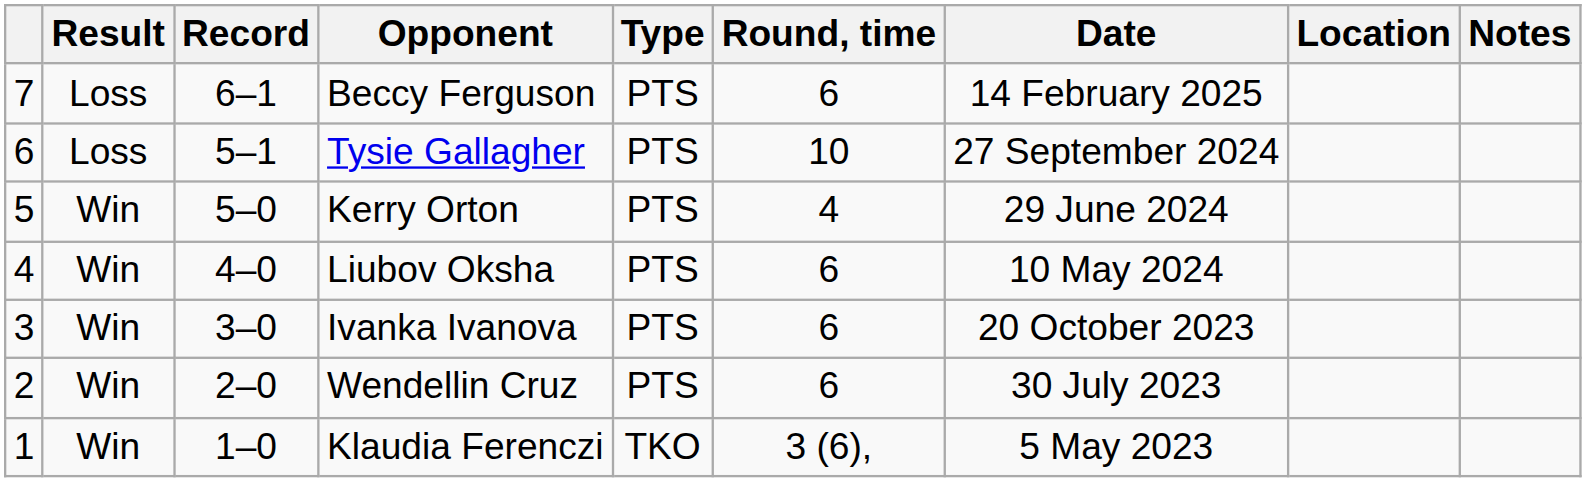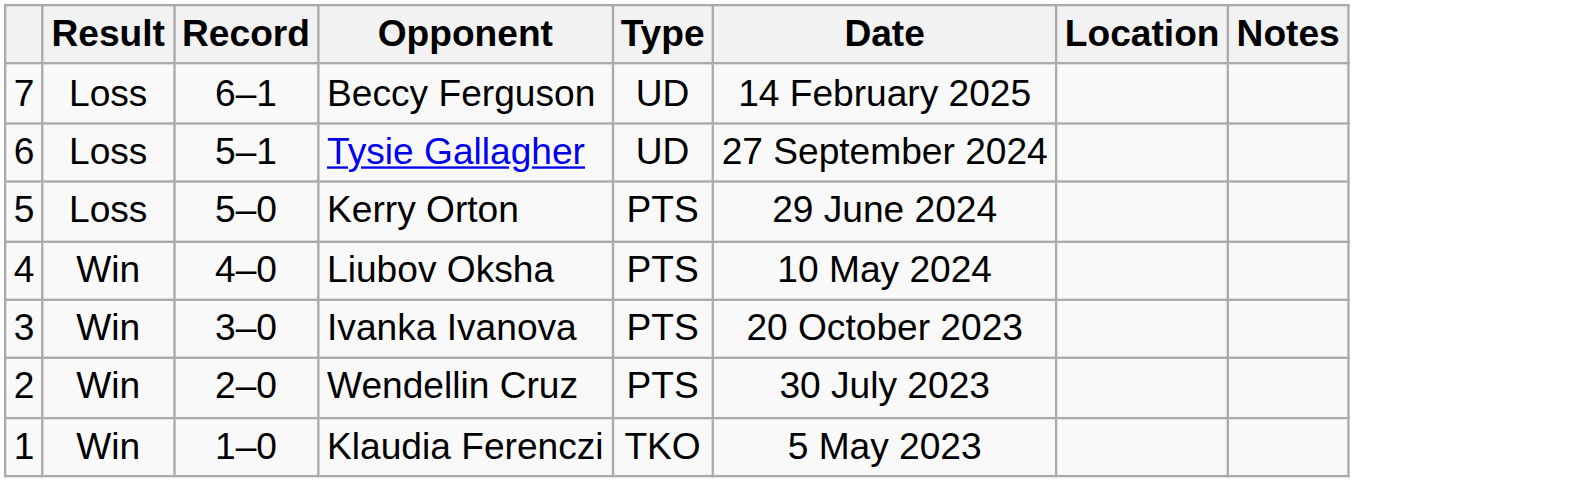- column: (829, 33)
(663, 92) PTS -> (663, 92) UD
(663, 151) PTS -> (663, 151) UD
(108, 210) Win -> (108, 210) Loss
